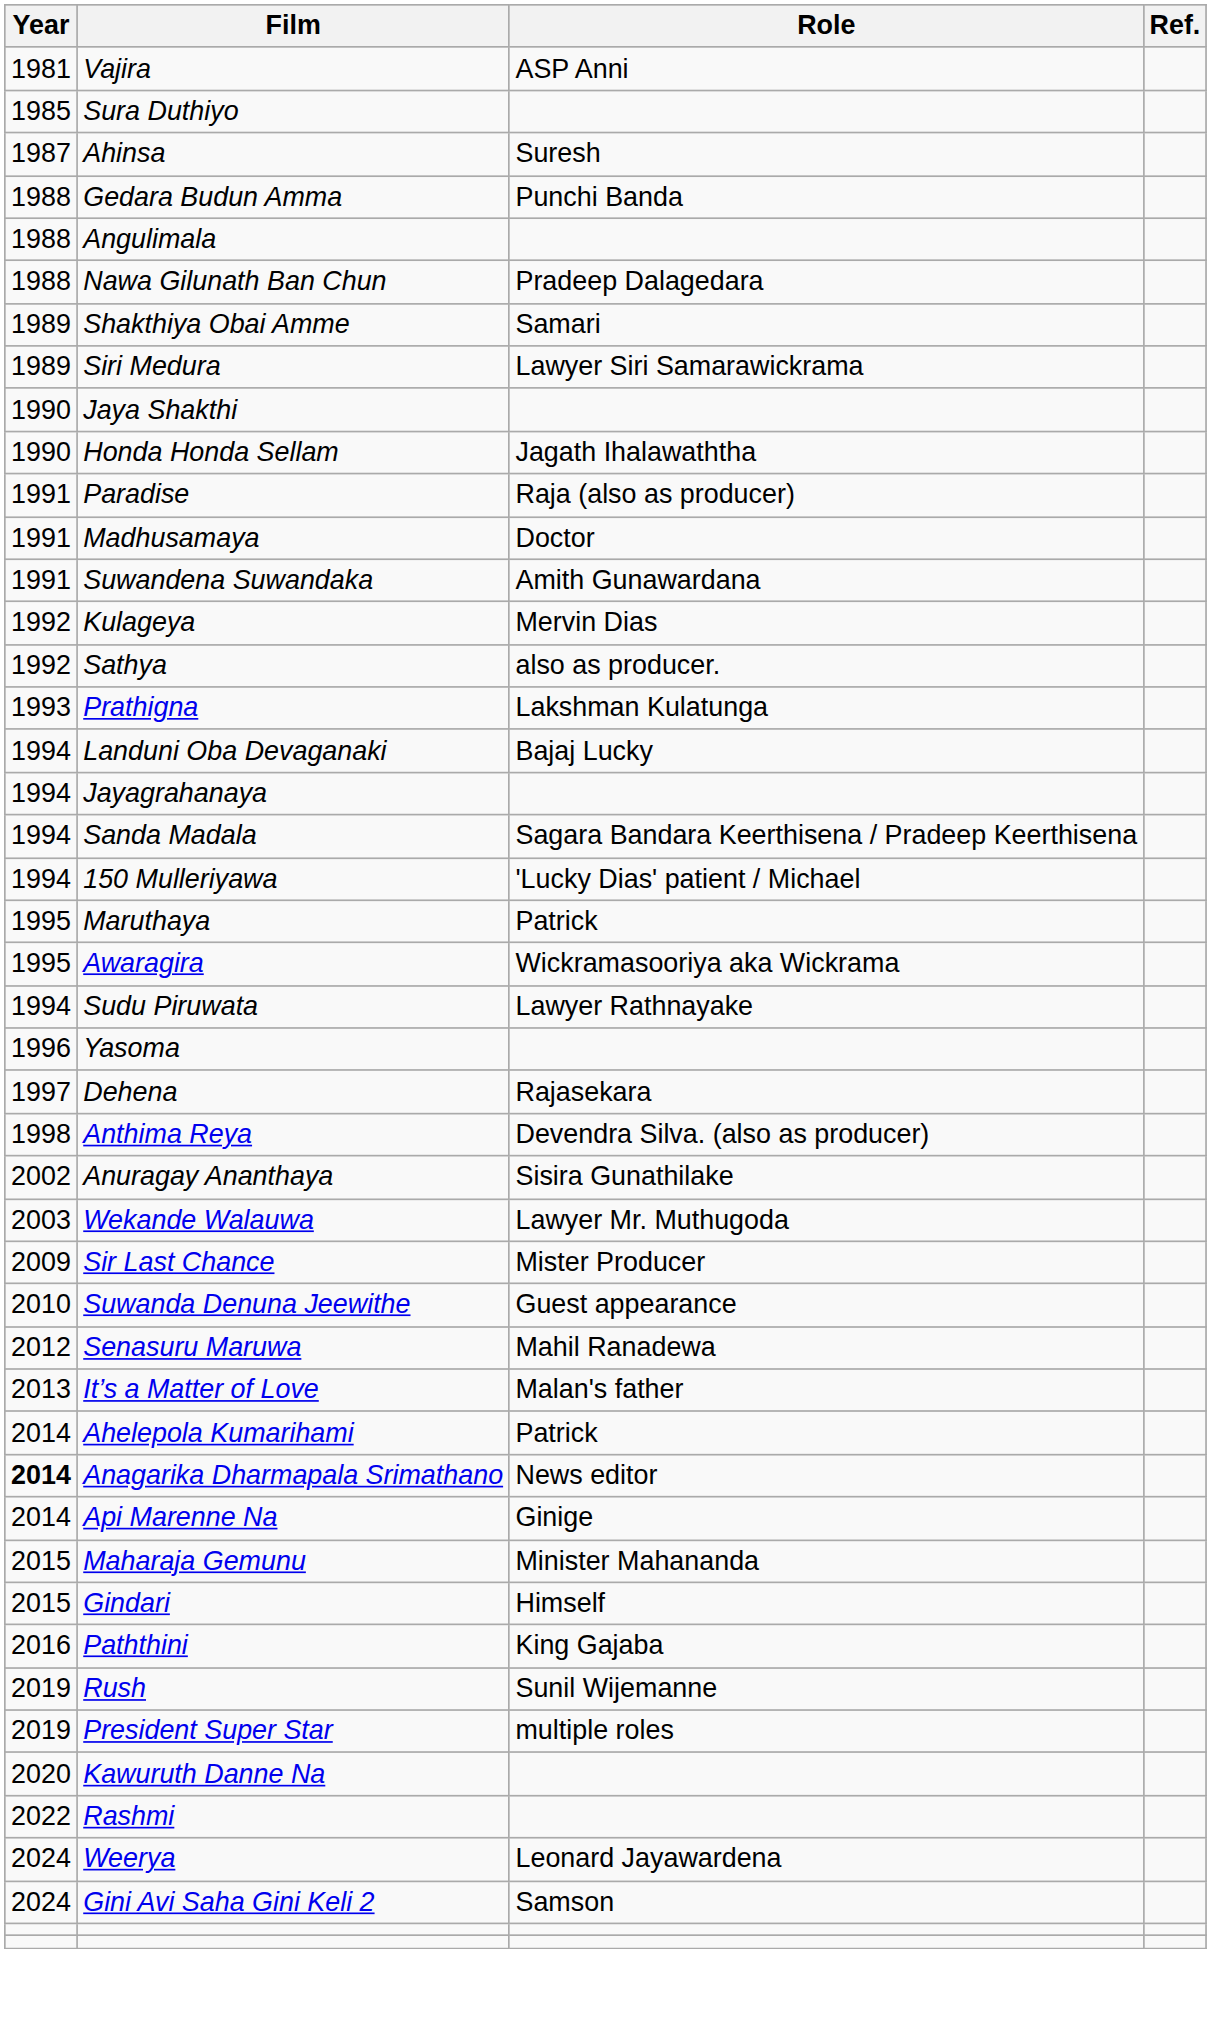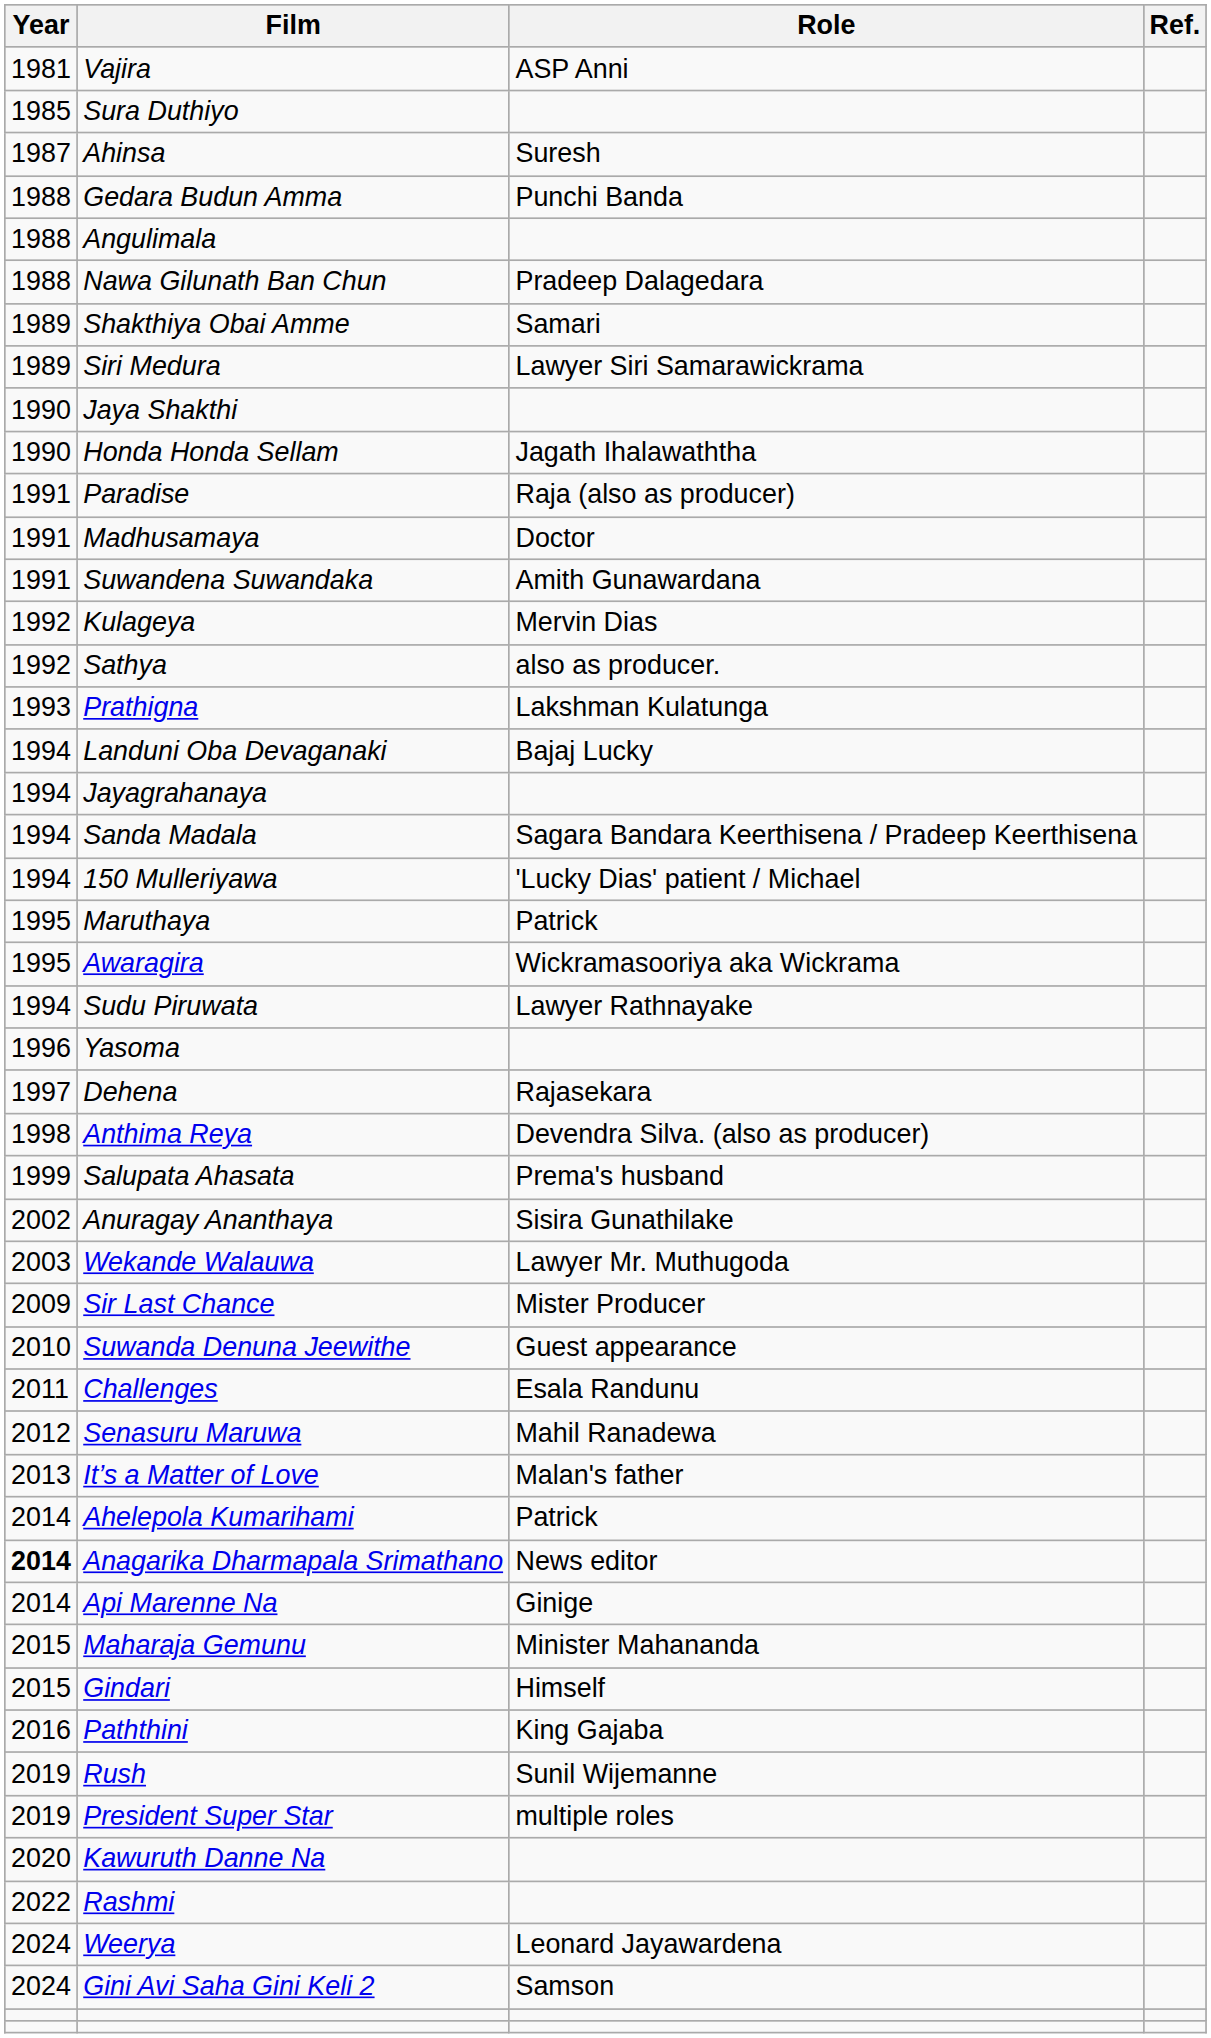+ row: (189, 1176)
+ row: (150, 1389)
